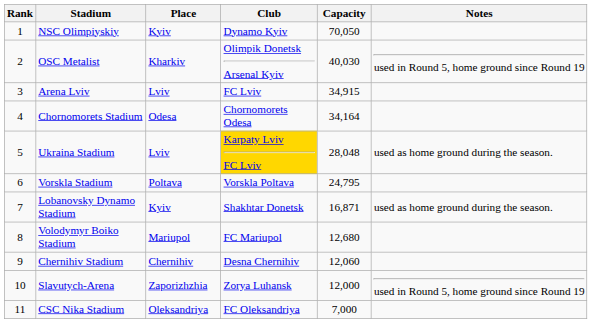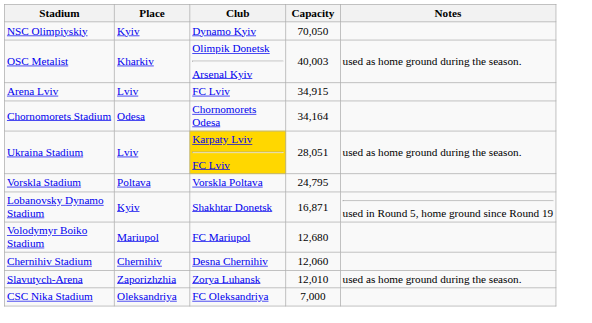- column: (20, 13)
(344, 61) 40,030 -> (313, 61) 40,003
(479, 64) used in Round 5, home ground since Round 19 -> (432, 61) used as home ground during the season.
(344, 152) 28,048 -> (313, 152) 28,051
(463, 207) used as home ground during the season. -> (448, 209) used in Round 5, home ground since Round 19
(344, 285) 12,000 -> (313, 279) 12,010
(479, 288) used in Round 5, home ground since Round 19 -> (432, 279) used as home ground during the season.
